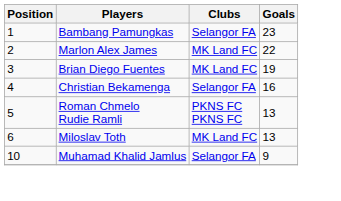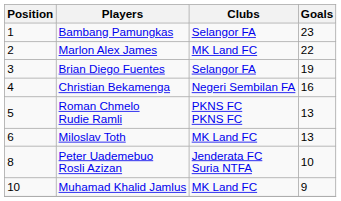(224, 69) MK Land FC -> (224, 69) Selangor FA
(224, 88) Selangor FA -> (244, 88) Negeri Sembilan FA
+ row: (106, 162)
(224, 156) Selangor FA -> (224, 187) MK Land FC
